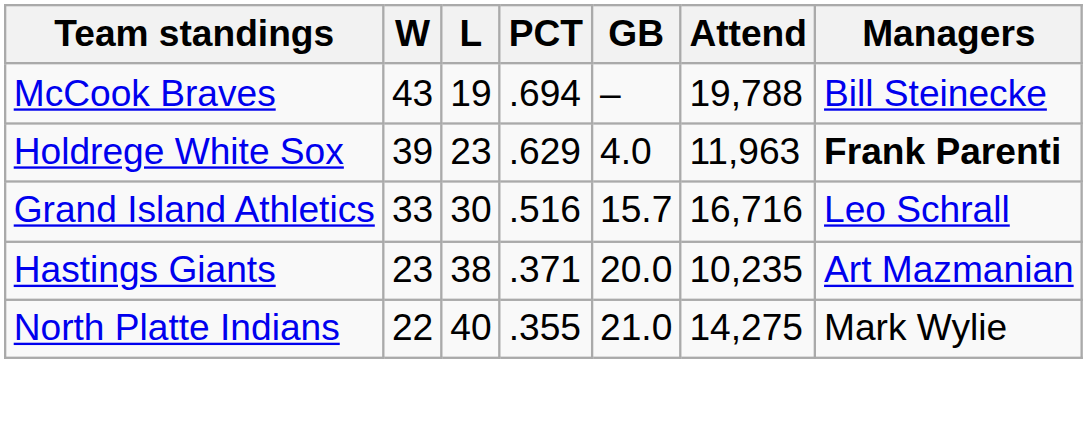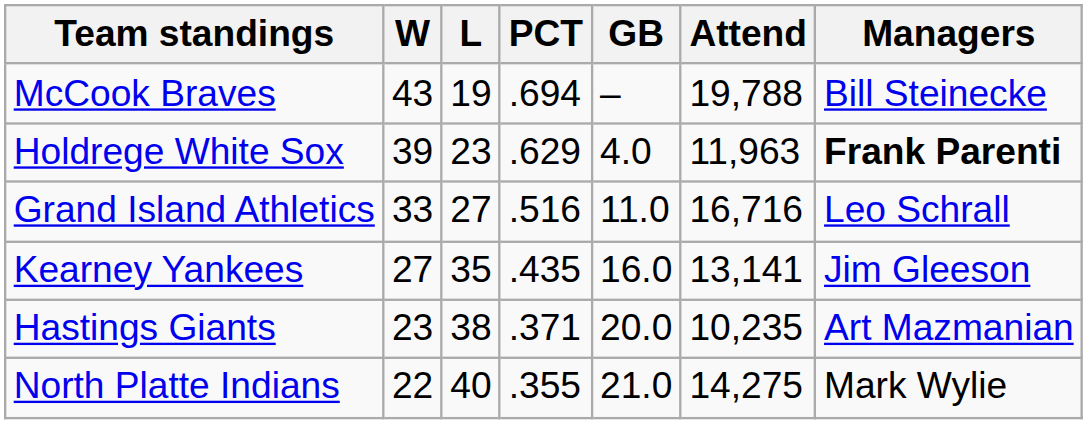(471, 210) 30 -> (471, 210) 27
(636, 210) 15.7 -> (635, 210) 11.0
+ row: (159, 269)
